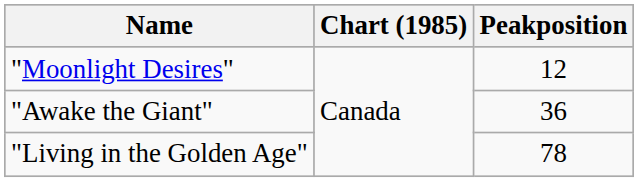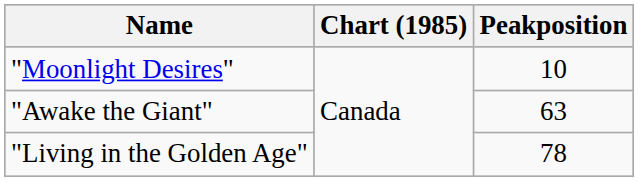(553, 68) 12 -> (553, 68) 10
(553, 111) 36 -> (553, 111) 63
